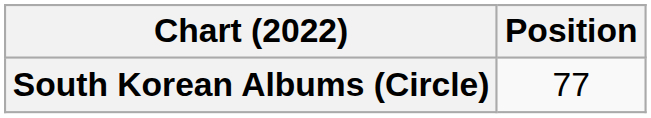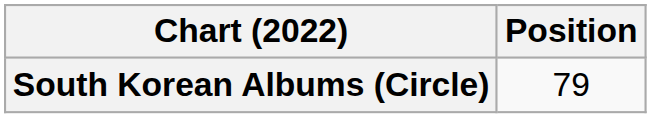(571, 84) 77 -> (571, 84) 79
